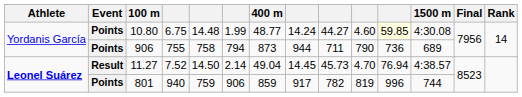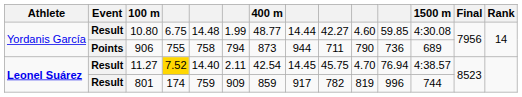(107, 31) Points -> (107, 31) Result
(302, 31) 14.24 -> (302, 31) 14.44
(335, 31) 44.27 -> (335, 31) 42.27
(395, 31) lightyellow background -> (395, 31) no background
(176, 66) no background -> (176, 66) gold background
(206, 66) 14.50 -> (206, 66) 14.40
(235, 66) 2.14 -> (235, 66) 2.11
(267, 66) 49.04 -> (267, 66) 42.54
(335, 66) 45.73 -> (335, 66) 45.75
(107, 84) Points -> (107, 84) Result
(176, 84) 940 -> (176, 84) 174
(235, 84) 906 -> (235, 84) 909
